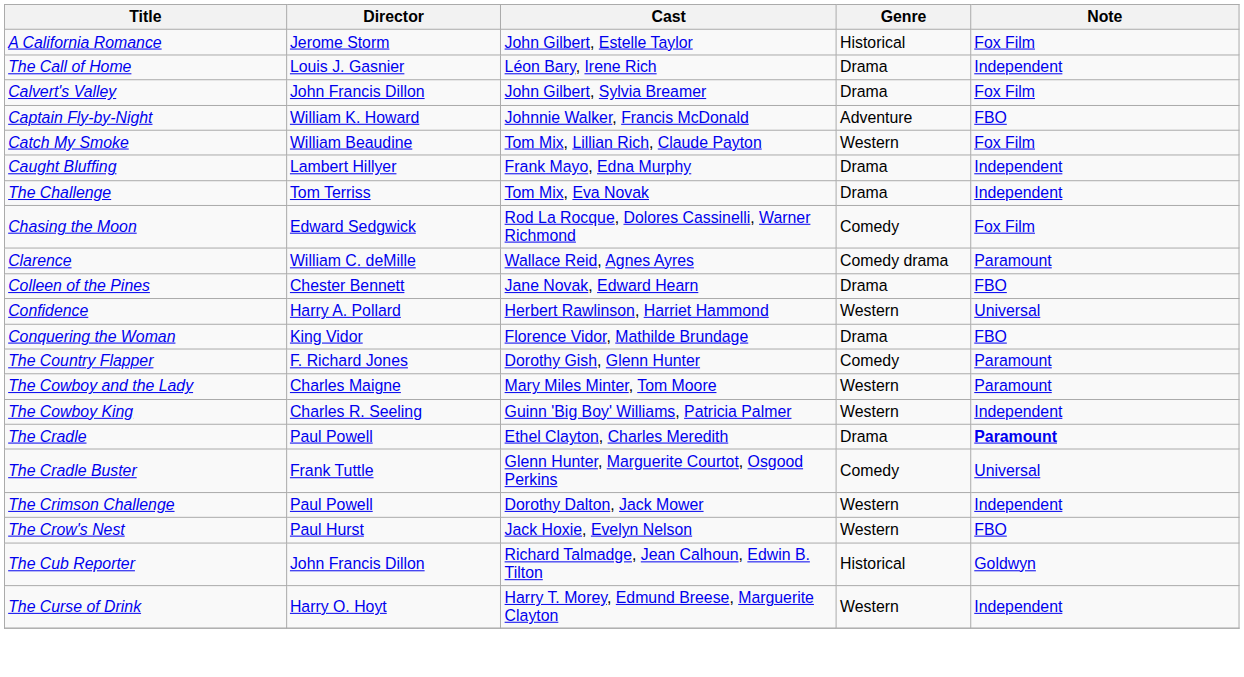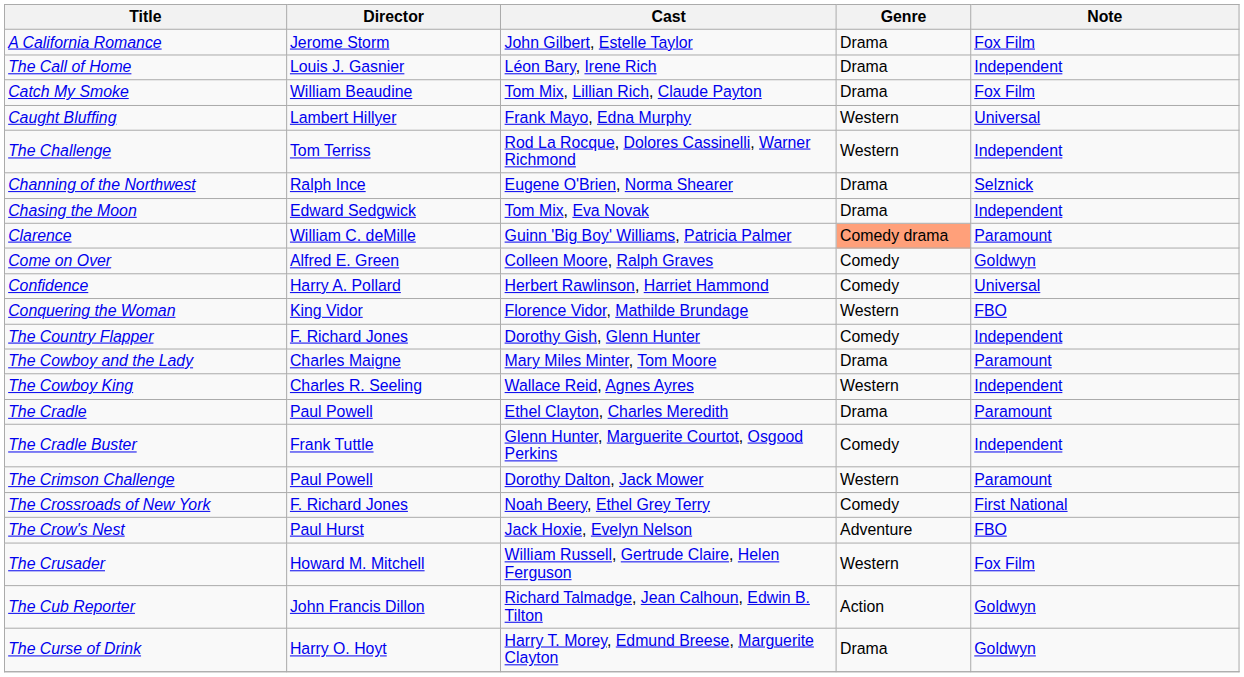(873, 42) Historical -> (864, 42) Drama
- row: (62, 92)
- row: (80, 117)
(869, 142) Western -> (864, 92) Drama
(864, 167) Drama -> (869, 117) Western
(1018, 167) Independent -> (1007, 117) Universal
(577, 192) Tom Mix, Eva Novak -> (658, 151) Rod La Rocque, Dolores Cassinelli, Warner Richmond
(864, 192) Drama -> (869, 151) Western
+ row: (102, 185)
(658, 226) Rod La Rocque, Dolores Cassinelli, Warner Richmond -> (577, 210) Tom Mix, Eva Novak
(870, 226) Comedy -> (864, 210) Drama
(1005, 226) Fox Film -> (1018, 210) Independent
(599, 260) Wallace Reid, Agnes Ayres -> (648, 235) Guinn 'Big Boy' Williams, Patricia Palmer
(894, 260) no background -> (894, 235) lightsalmon background
- row: (79, 286)
+ row: (60, 260)
(869, 311) Western -> (870, 286) Comedy
(864, 336) Drama -> (869, 311) Western
(1013, 361) Paramount -> (1018, 336) Independent
(869, 386) Western -> (864, 361) Drama
(648, 411) Guinn 'Big Boy' Williams, Patricia Palmer -> (599, 386) Wallace Reid, Agnes Ayres
(1016, 436) bold -> (1013, 411) normal
(1007, 470) Universal -> (1018, 445) Independent
(1018, 504) Independent -> (1013, 479) Paramount
+ row: (109, 504)
(869, 530) Western -> (876, 530) Adventure
+ row: (57, 564)
(873, 564) Historical -> (862, 606) Action
(869, 606) Western -> (864, 649) Drama
(1018, 606) Independent -> (1005, 649) Goldwyn
